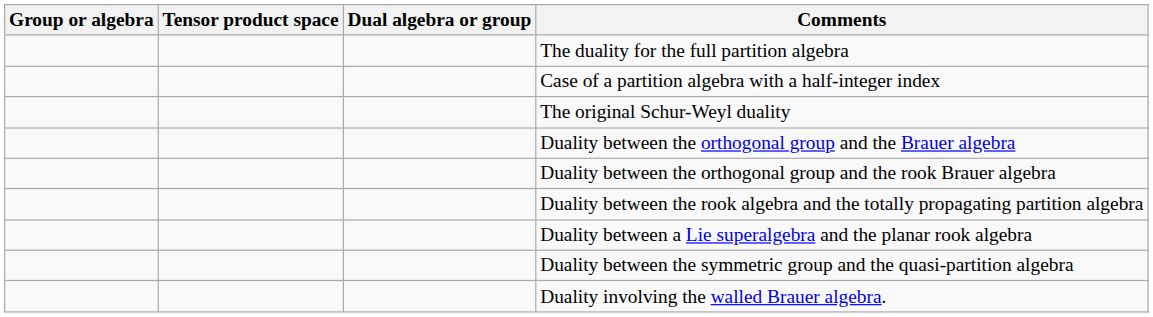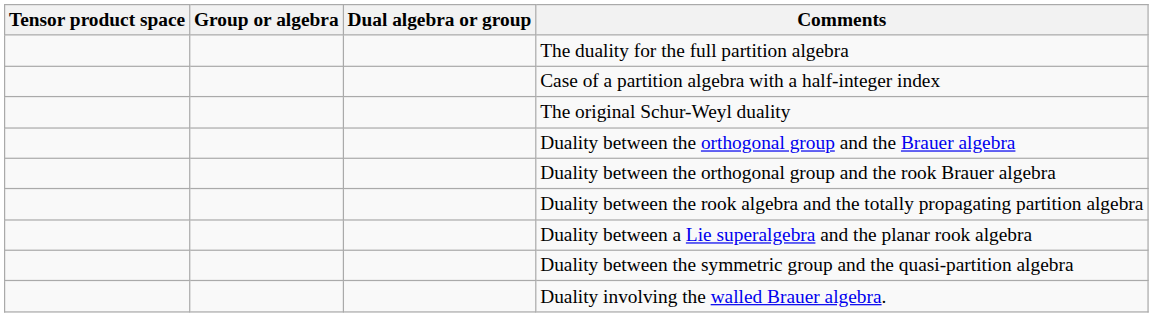columns swapped: (251, 19) <-> (81, 19)
